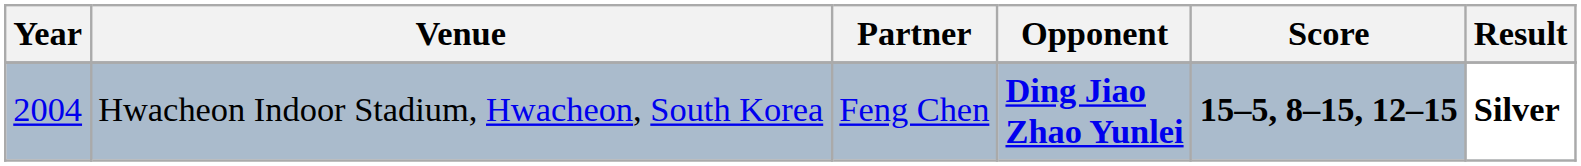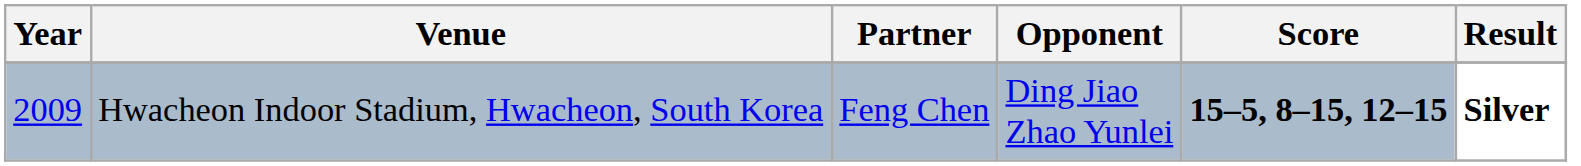(48, 110) 2004 -> (48, 110) 2009
(1095, 110) bold -> (1089, 110) normal
